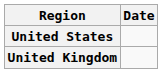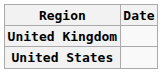rows swapped: (62, 36) <-> (62, 57)
